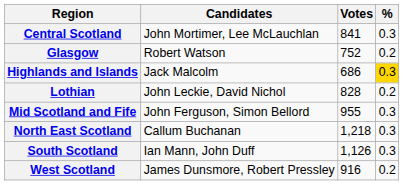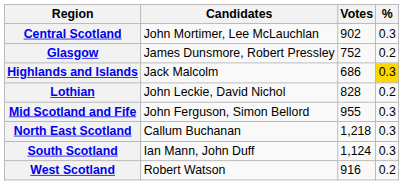(351, 33) 841 -> (351, 33) 902
(185, 53) Robert Watson -> (239, 53) James Dunsmore, Robert Pressley
(356, 151) 1,126 -> (356, 151) 1,124
(239, 170) James Dunsmore, Robert Pressley -> (185, 170) Robert Watson
